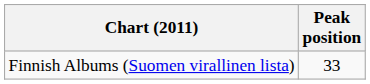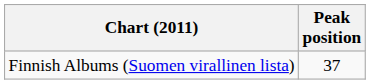(332, 65) 33 -> (332, 65) 37
